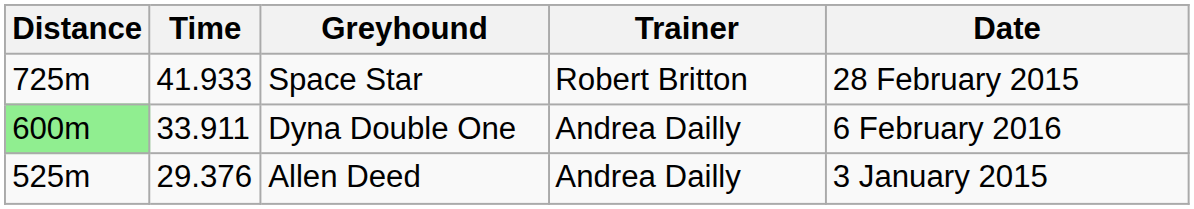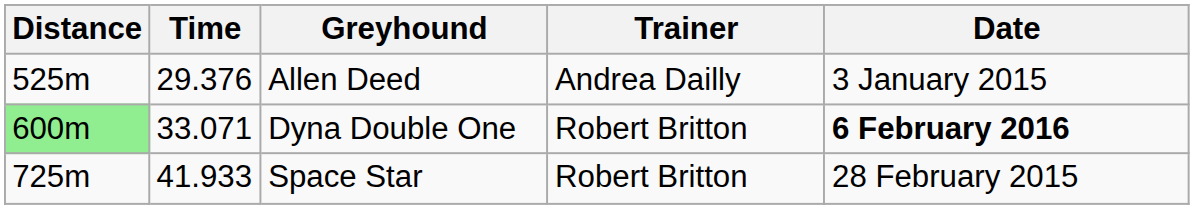rows swapped: (344, 177) <-> (345, 78)
(203, 128) 33.911 -> (204, 128) 33.071
(648, 128) Andrea Dailly -> (651, 128) Robert Britton
(947, 128) normal -> (951, 128) bold
